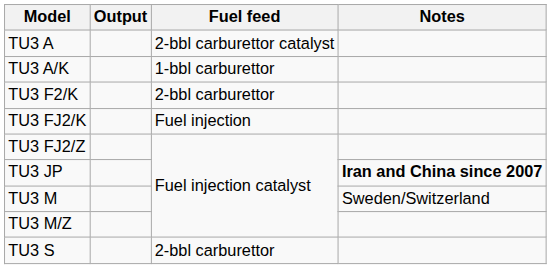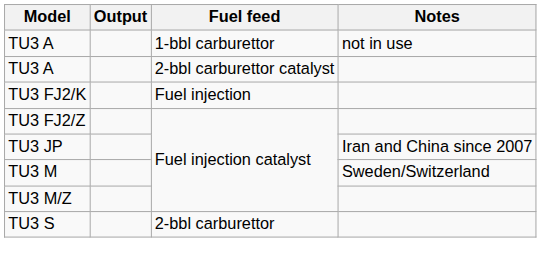+ row: (31, 43)
- row: (39, 69)
- row: (43, 95)
(442, 172) bold -> (437, 146) normal
